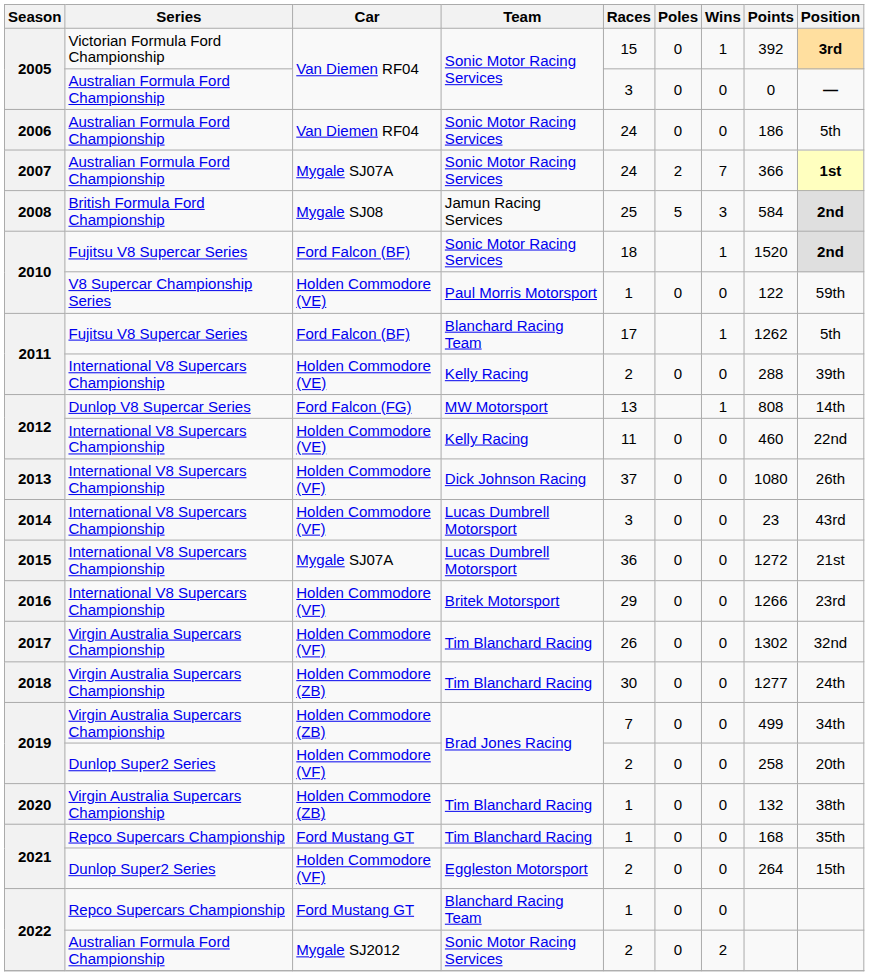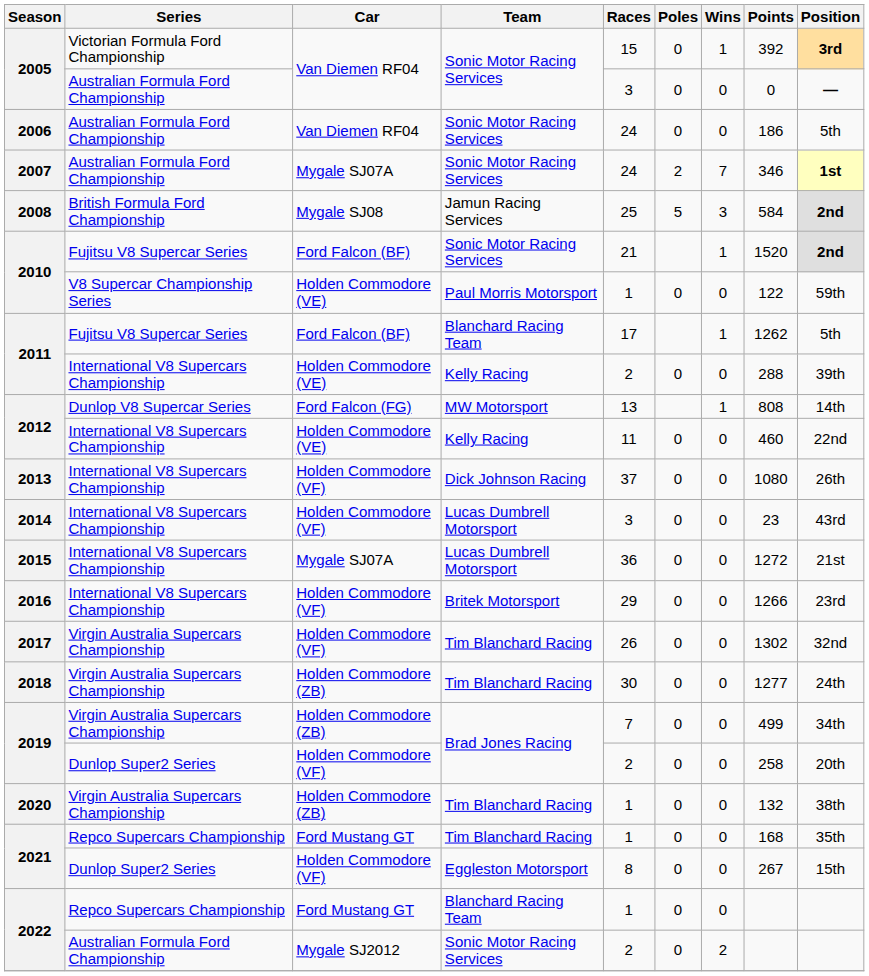(771, 171) 366 -> (771, 171) 346
(629, 252) 18 -> (629, 252) 21
(629, 869) 2 -> (629, 869) 8
(771, 869) 264 -> (771, 869) 267
